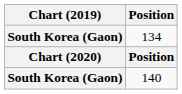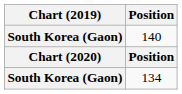rows swapped: (151, 36) <-> (151, 78)
